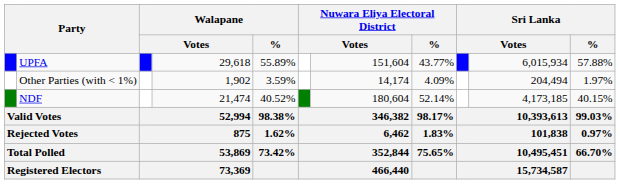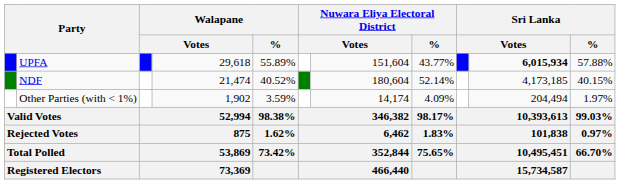(545, 62) normal -> (545, 62) bold
rows swapped: (31, 98) <-> (78, 80)
